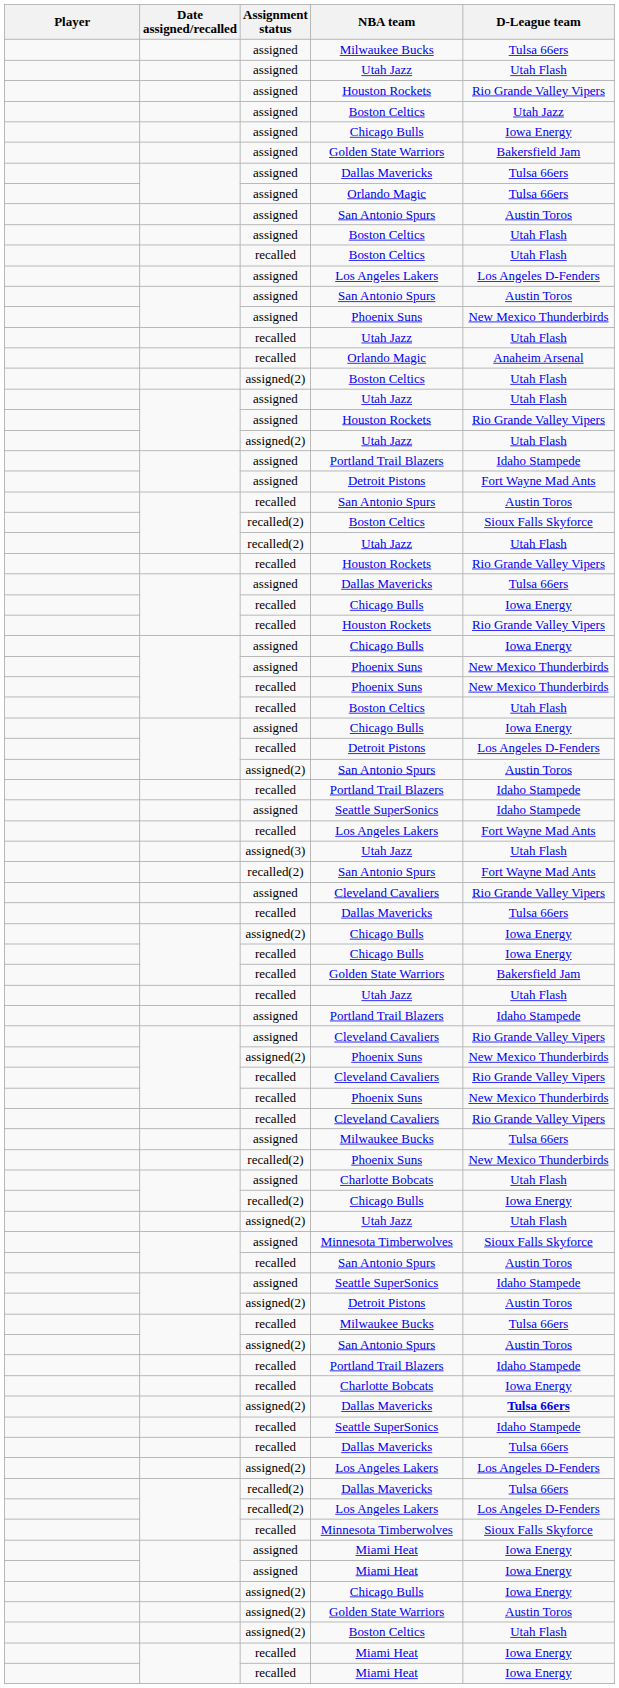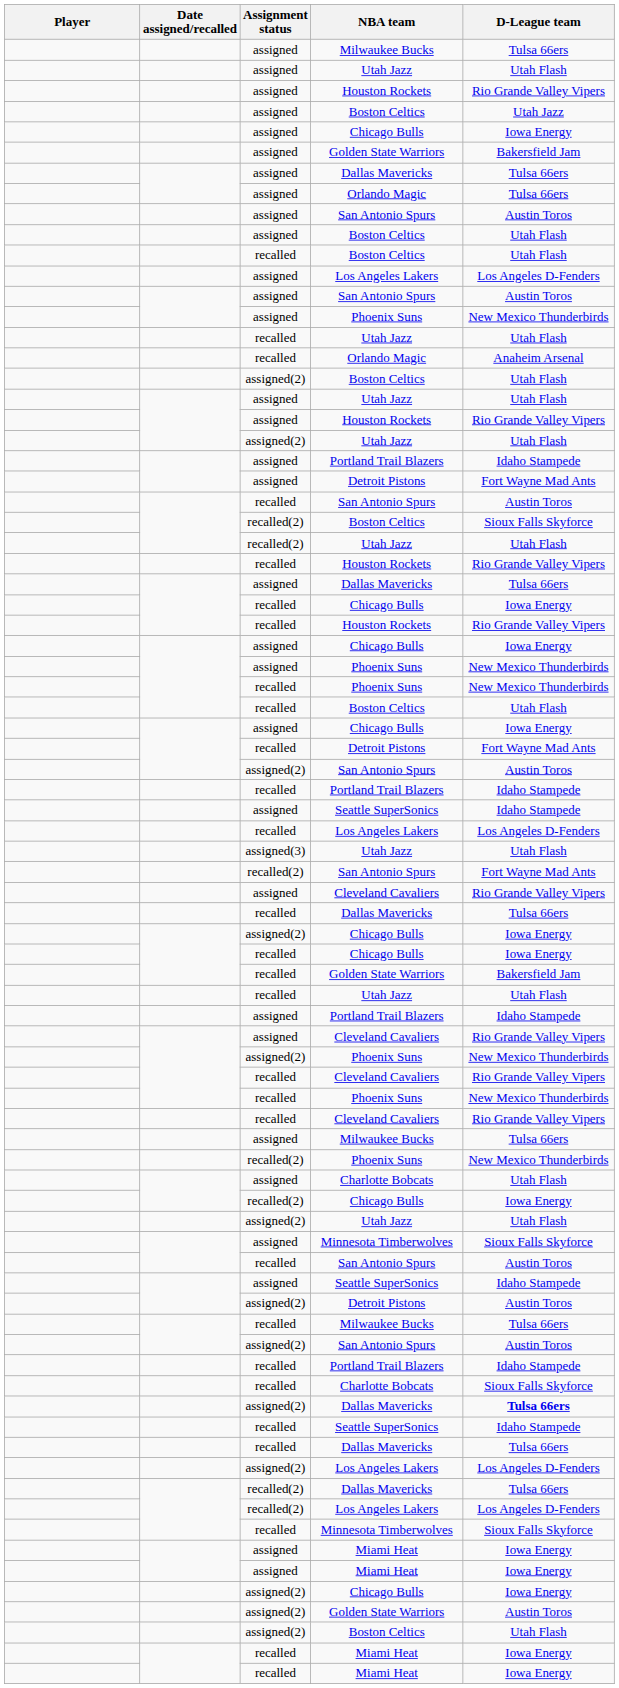(538, 748) Los Angeles D-Fenders -> (538, 748) Fort Wayne Mad Ants
(538, 830) Fort Wayne Mad Ants -> (538, 830) Los Angeles D-Fenders
(538, 1385) Iowa Energy -> (538, 1385) Sioux Falls Skyforce
